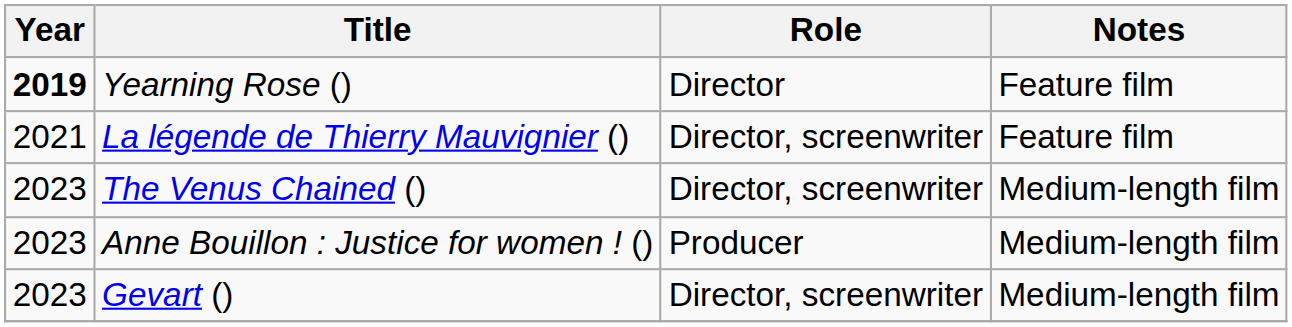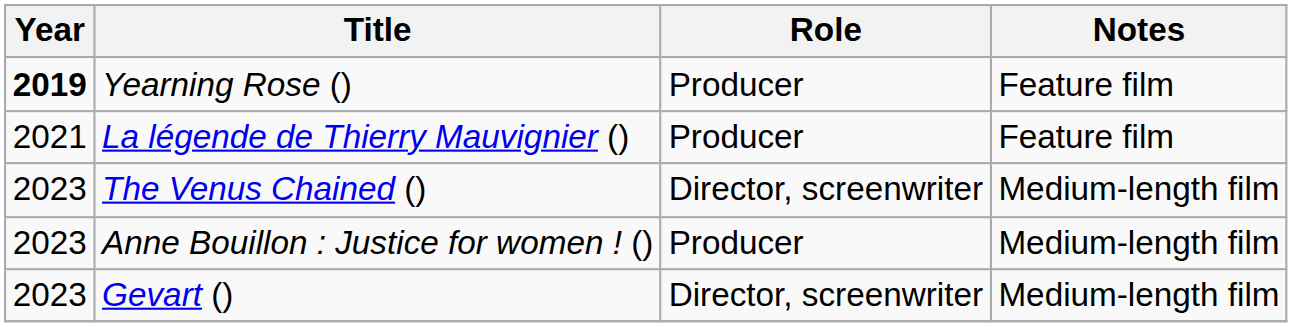(727, 83) Director -> (736, 83) Producer
(826, 136) Director, screenwriter -> (736, 136) Producer
